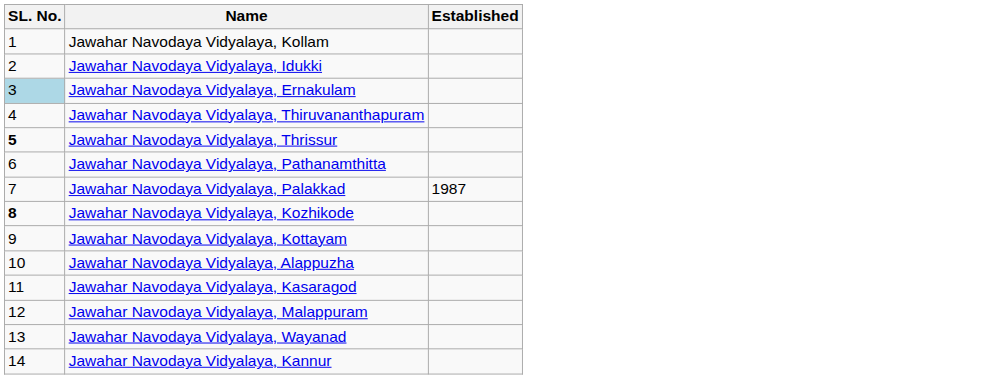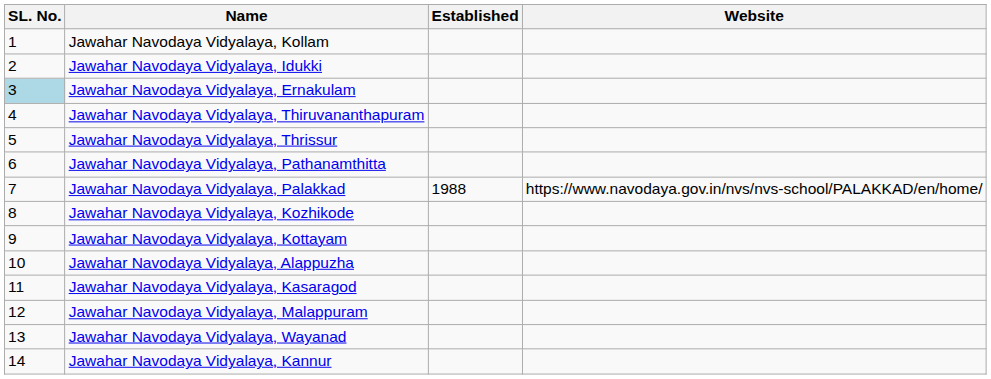+ column: (754, 16)
(12, 139) bold -> (12, 139) normal
(449, 189) 1987 -> (449, 189) 1988
(12, 213) bold -> (12, 213) normal
